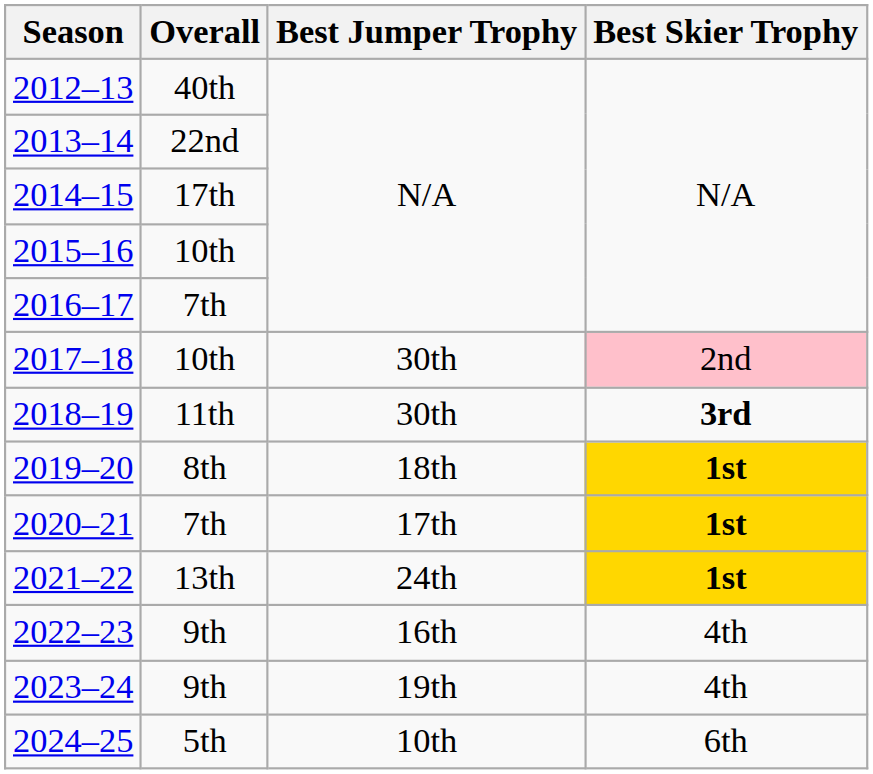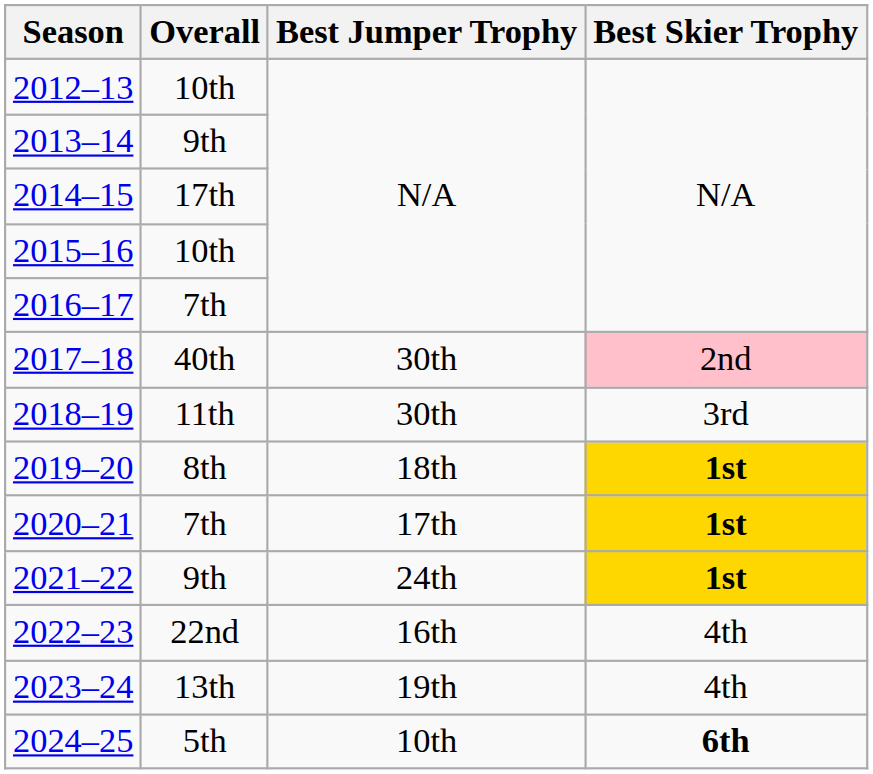(205, 86) 40th -> (205, 86) 10th
(205, 140) 22nd -> (205, 140) 9th
(205, 359) 10th -> (205, 359) 40th
(726, 413) bold -> (726, 413) normal
(205, 577) 13th -> (205, 577) 9th
(205, 631) 9th -> (205, 631) 22nd
(205, 686) 9th -> (205, 686) 13th
(726, 741) normal -> (726, 741) bold
